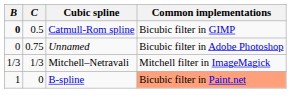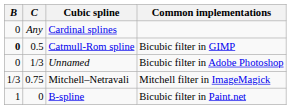+ row: (83, 29)
(34, 46) 0.75 -> (37, 63) 1/3
(37, 63) 1/3 -> (34, 79) 0.75
(193, 79) lightsalmon background -> (193, 96) no background
